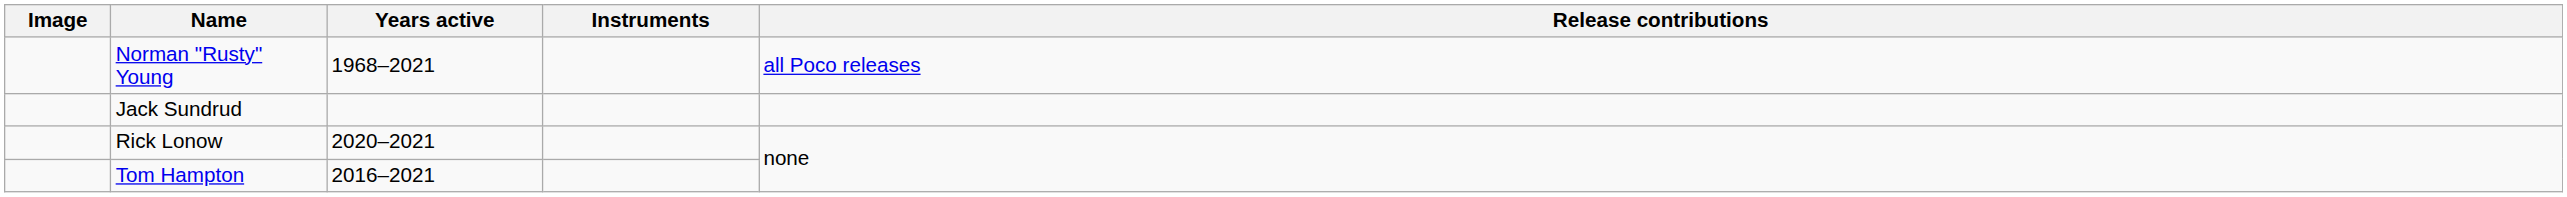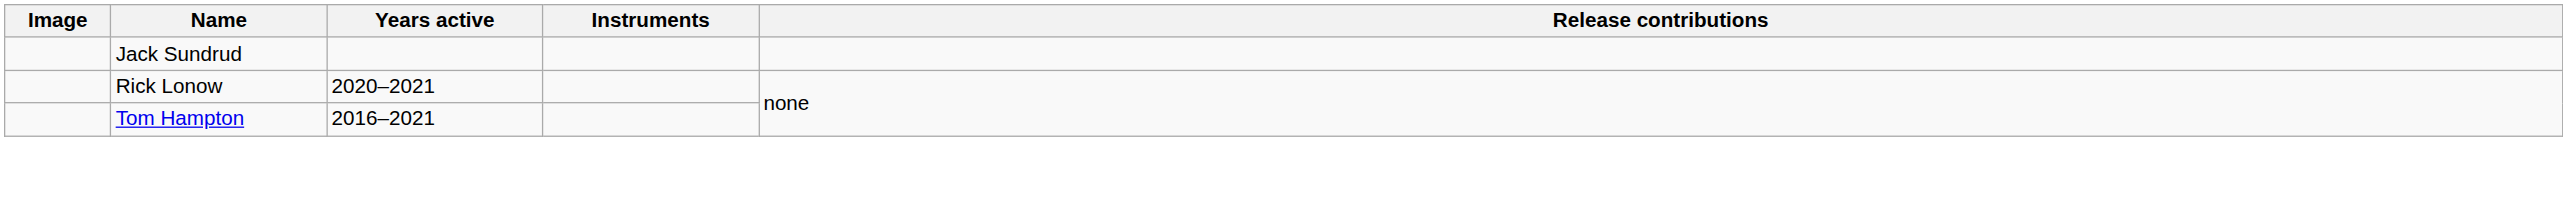- row: (189, 65)
